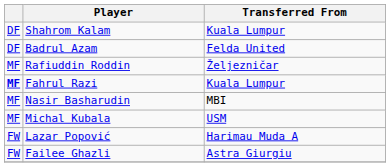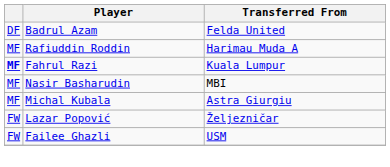- row: (68, 31)
(243, 66) Željezničar -> (252, 49) Harimau Muda A
(216, 119) USM -> (249, 101) Astra Giurgiu
(252, 136) Harimau Muda A -> (243, 119) Željezničar
(249, 154) Astra Giurgiu -> (216, 136) USM
